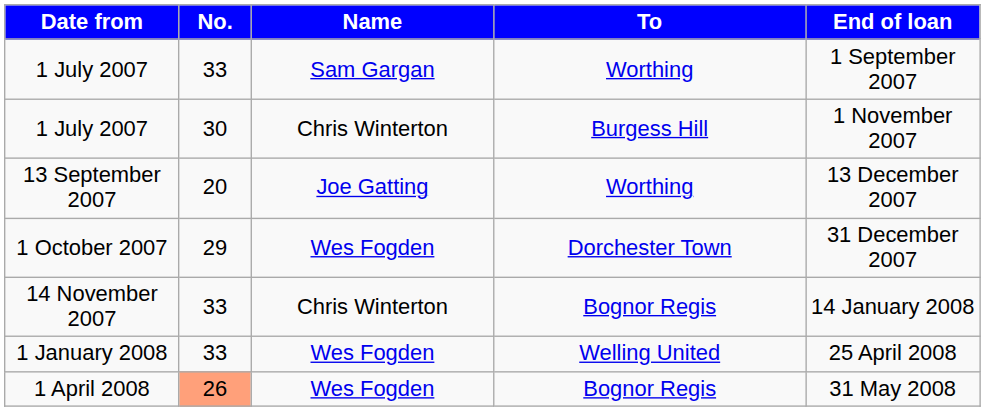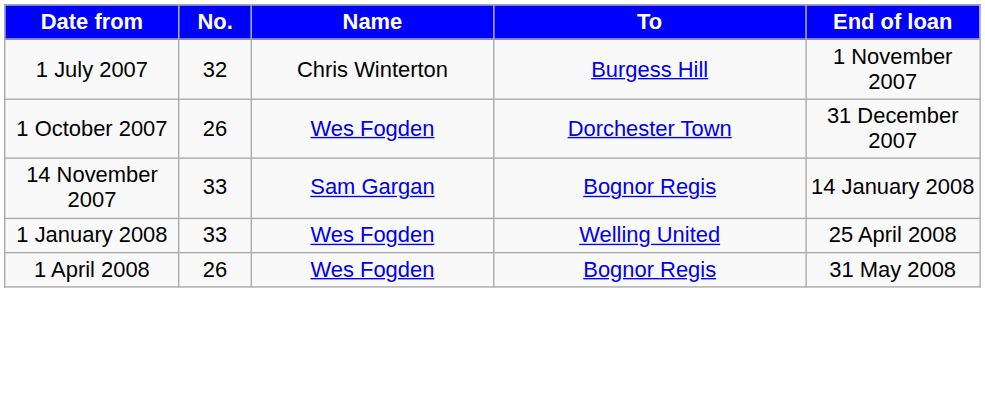- row: (92, 68)
(215, 128) 30 -> (215, 68) 32
- row: (92, 187)
(215, 247) 29 -> (215, 128) 26
(372, 306) Chris Winterton -> (372, 187) Sam Gargan
(215, 388) lightsalmon background -> (215, 269) no background
